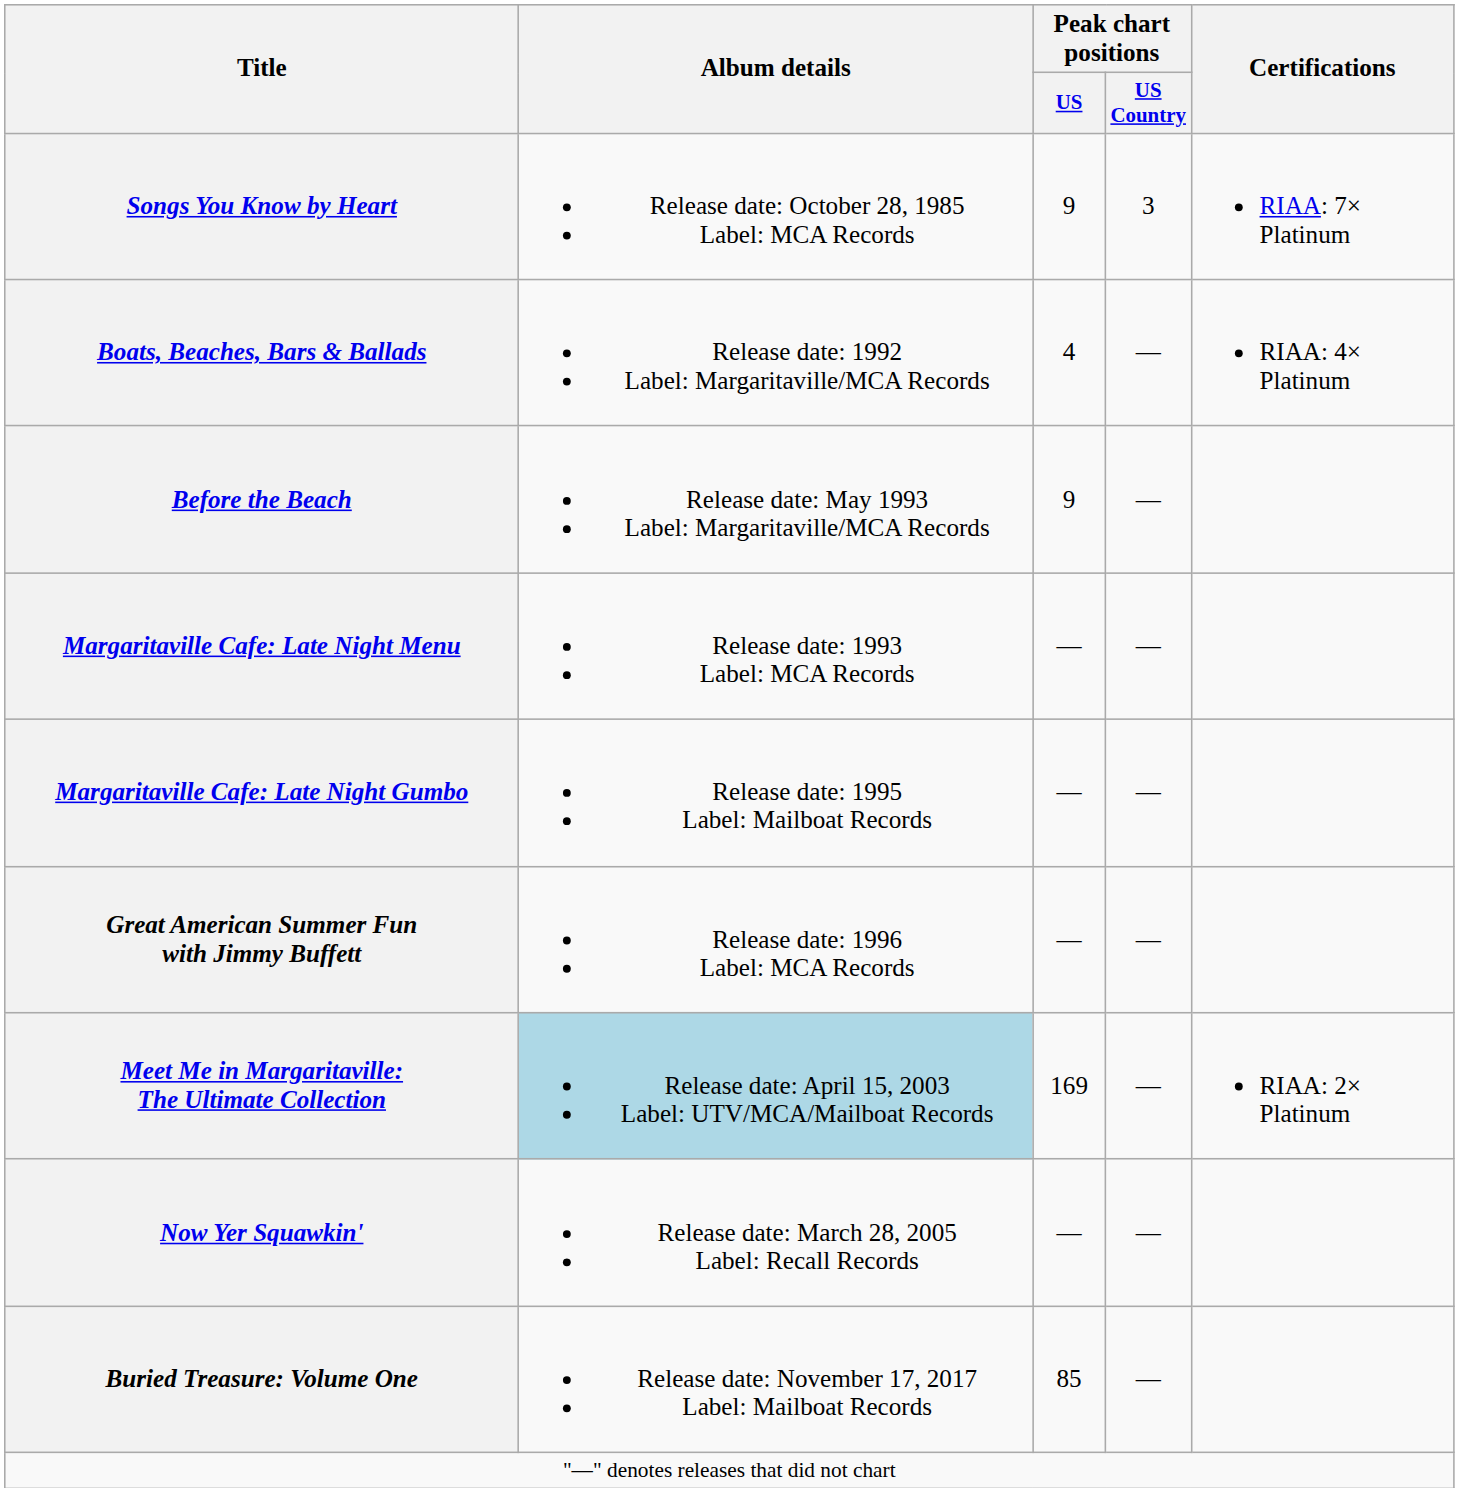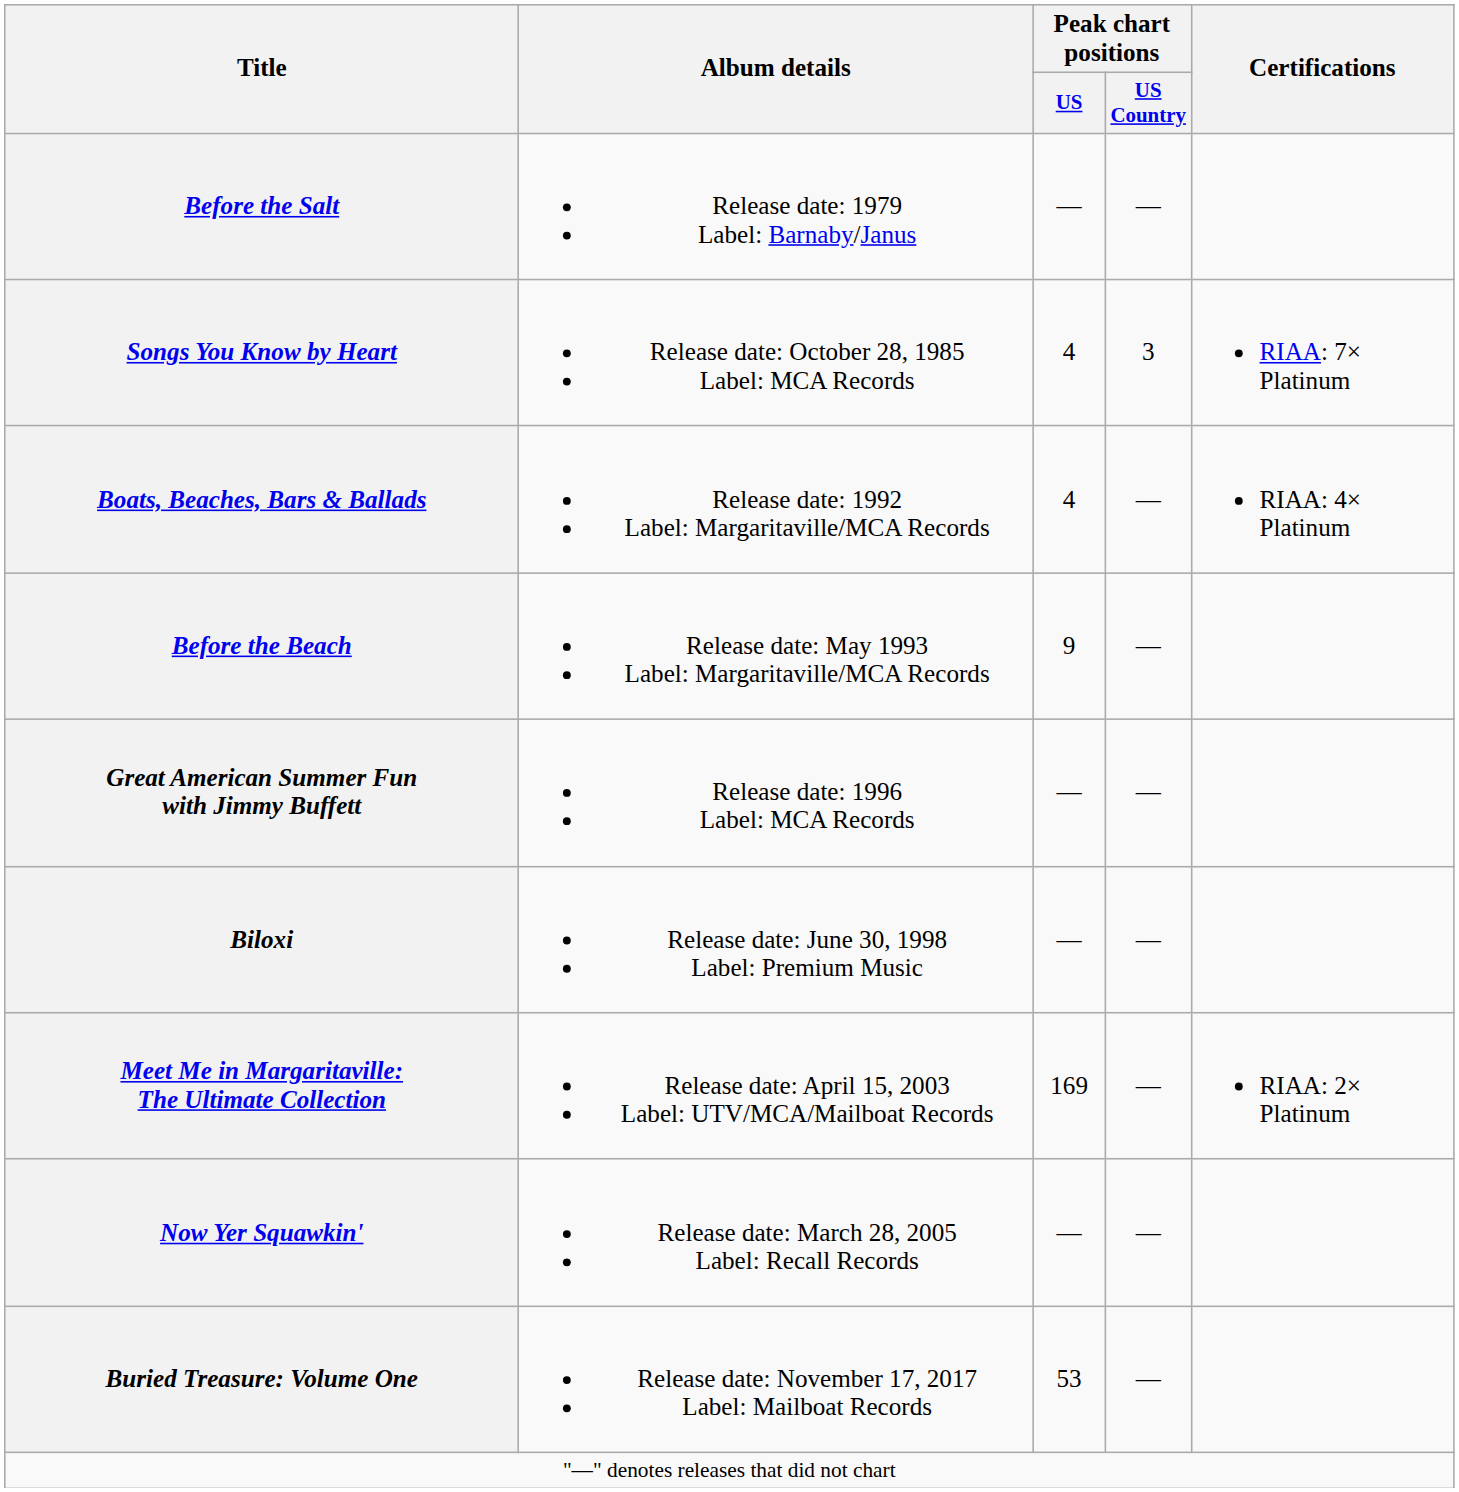+ row: (262, 206)
(1069, 206) 9 -> (1069, 352) 4
- row: (262, 645)
- row: (262, 792)
+ row: (262, 939)
(776, 1100) lightblue background -> (776, 1100) no background
(1069, 1378) 85 -> (1069, 1378) 53
